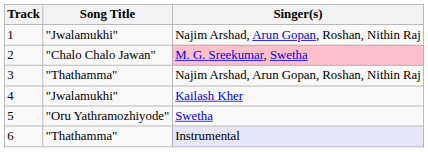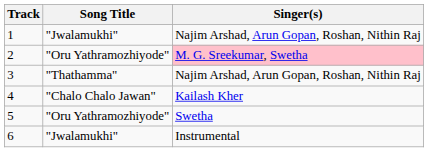(101, 55) "Chalo Chalo Jawan" -> (107, 55) "Oru Yathramozhiyode"
(82, 95) "Jwalamukhi" -> (101, 95) "Chalo Chalo Jawan"
(82, 136) "Thathamma" -> (82, 136) "Jwalamukhi"
(207, 136) lavender background -> (207, 136) no background
